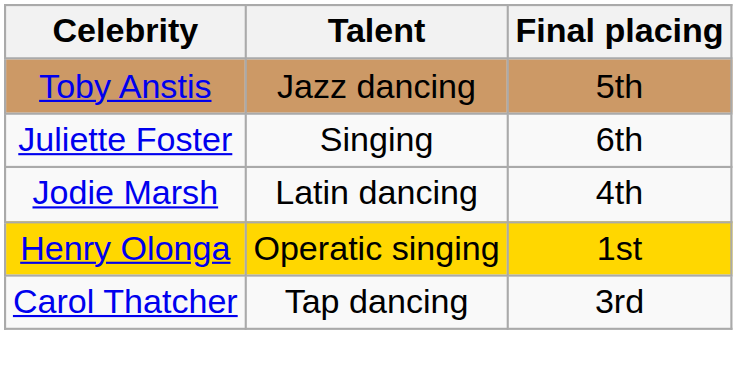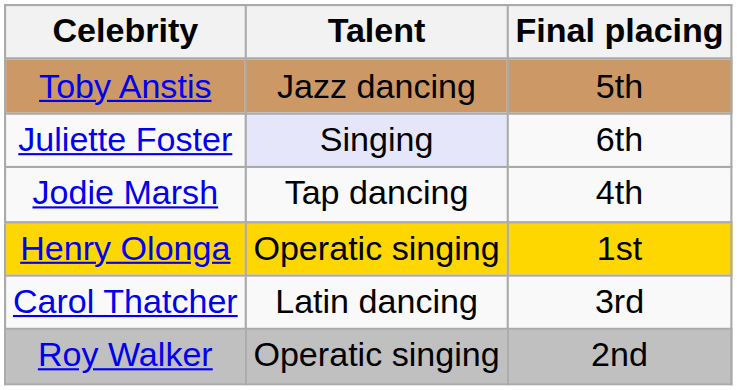(377, 139) no background -> (377, 139) lavender background
(377, 193) Latin dancing -> (377, 193) Tap dancing
(377, 301) Tap dancing -> (377, 301) Latin dancing
+ row: (125, 355)
